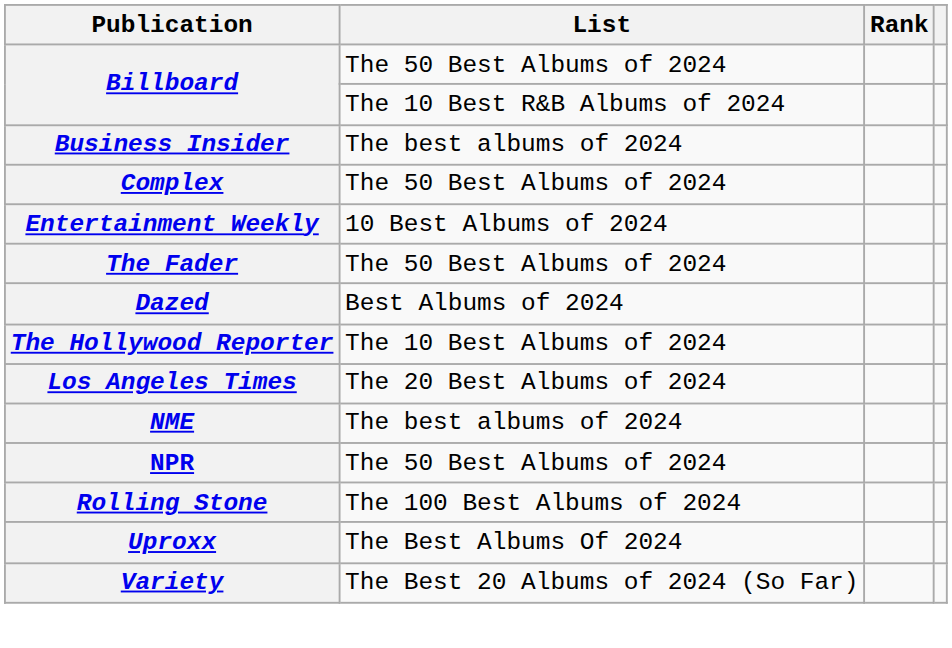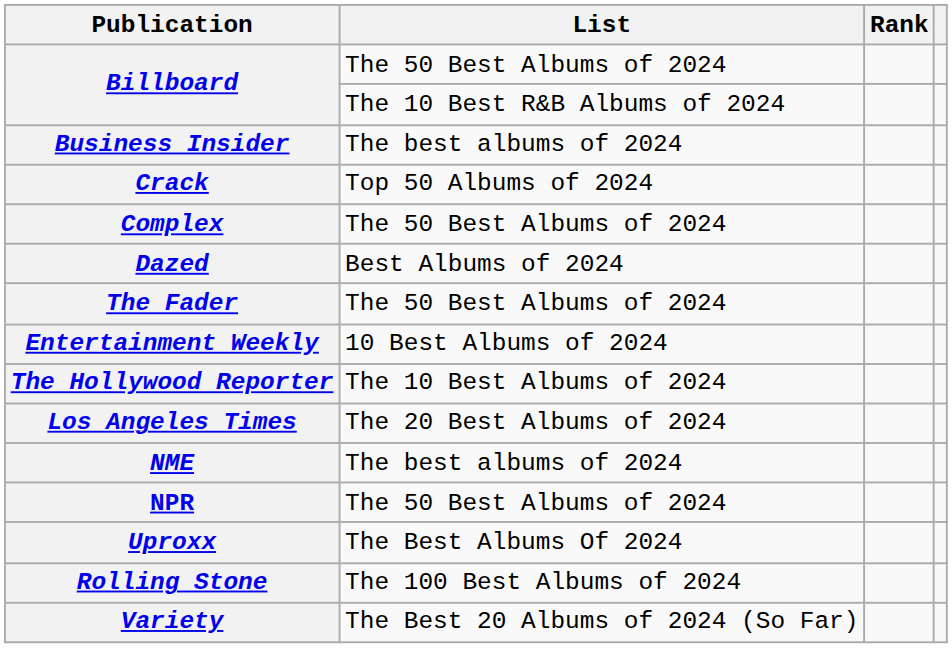+ row: (172, 184)
rows swapped: (172, 224) <-> (172, 304)
rows swapped: (172, 503) <-> (172, 543)
